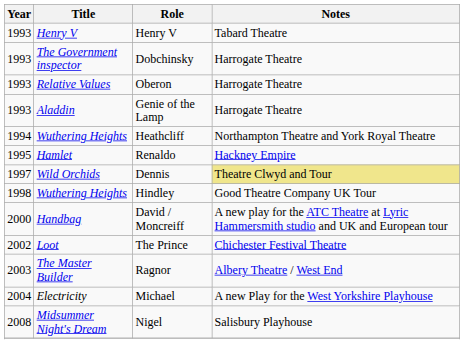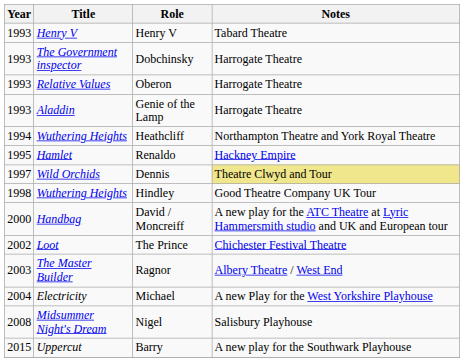+ row: (149, 347)
